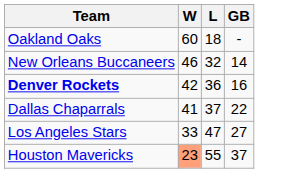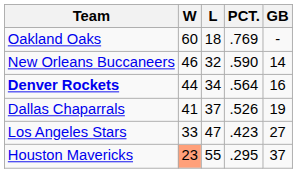+ column: (244, 16)
(190, 86) 42 -> (190, 86) 44
(213, 86) 36 -> (213, 86) 34
(239, 109) 22 -> (278, 109) 19
